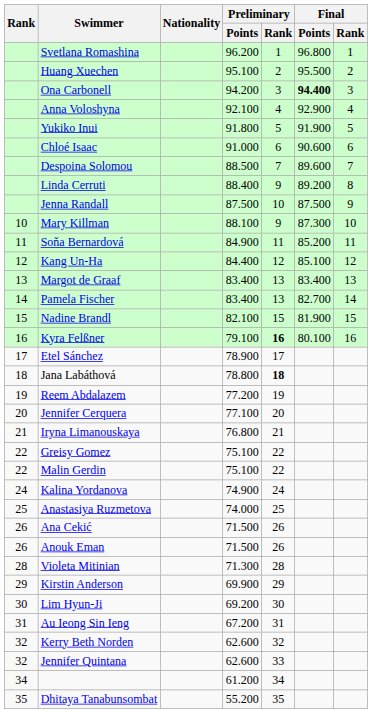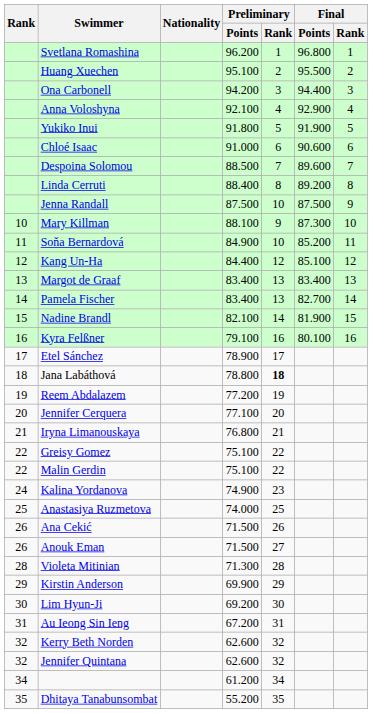(314, 90) bold -> (314, 90) normal
(278, 185) 9 -> (278, 185) 8
(278, 242) 11 -> (278, 242) 10
(278, 318) 15 -> (278, 318) 14
(278, 337) bold -> (278, 337) normal
(278, 489) 24 -> (278, 489) 23
(278, 546) 26 -> (278, 546) 27
(278, 661) 33 -> (278, 661) 32
